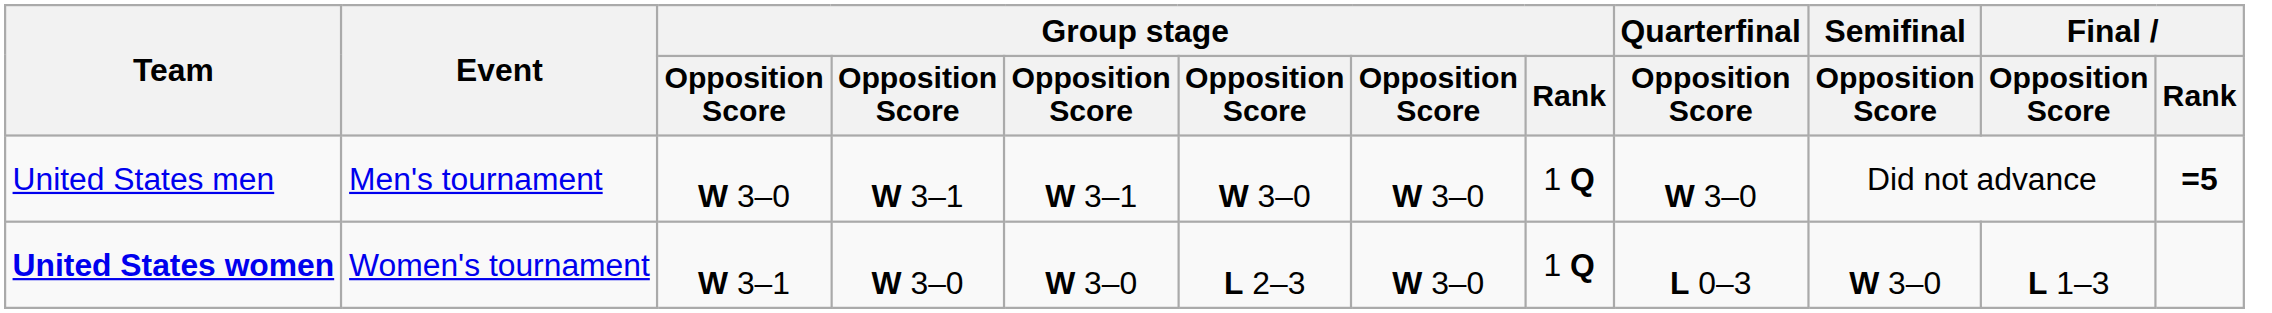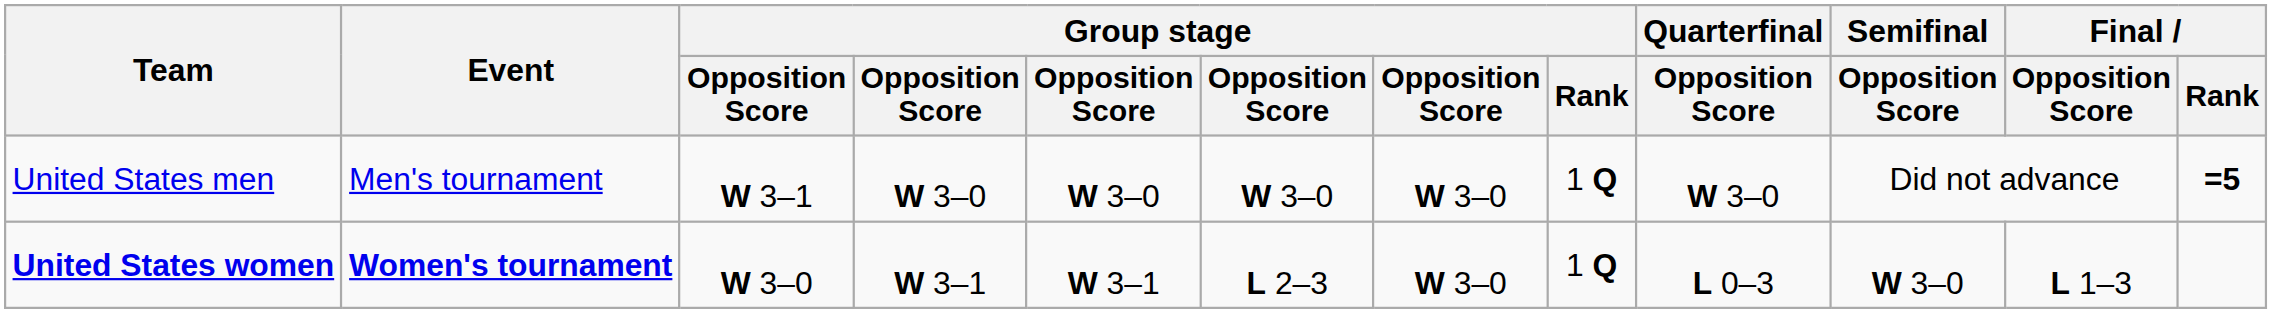(744, 197) W 3–0 -> (767, 197) W 3–1
(918, 197) W 3–1 -> (940, 197) W 3–0
(1091, 197) W 3–1 -> (1114, 197) W 3–0
(499, 265) normal -> (511, 265) bold
(744, 283) W 3–1 -> (767, 283) W 3–0
(918, 283) W 3–0 -> (940, 283) W 3–1
(1091, 283) W 3–0 -> (1114, 283) W 3–1
